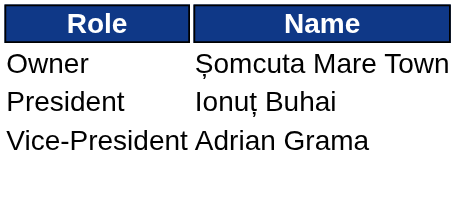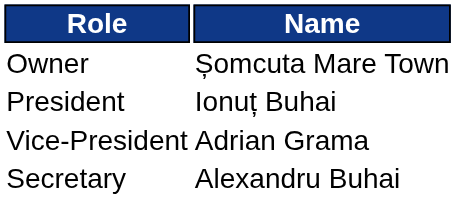+ row: (66, 179)
